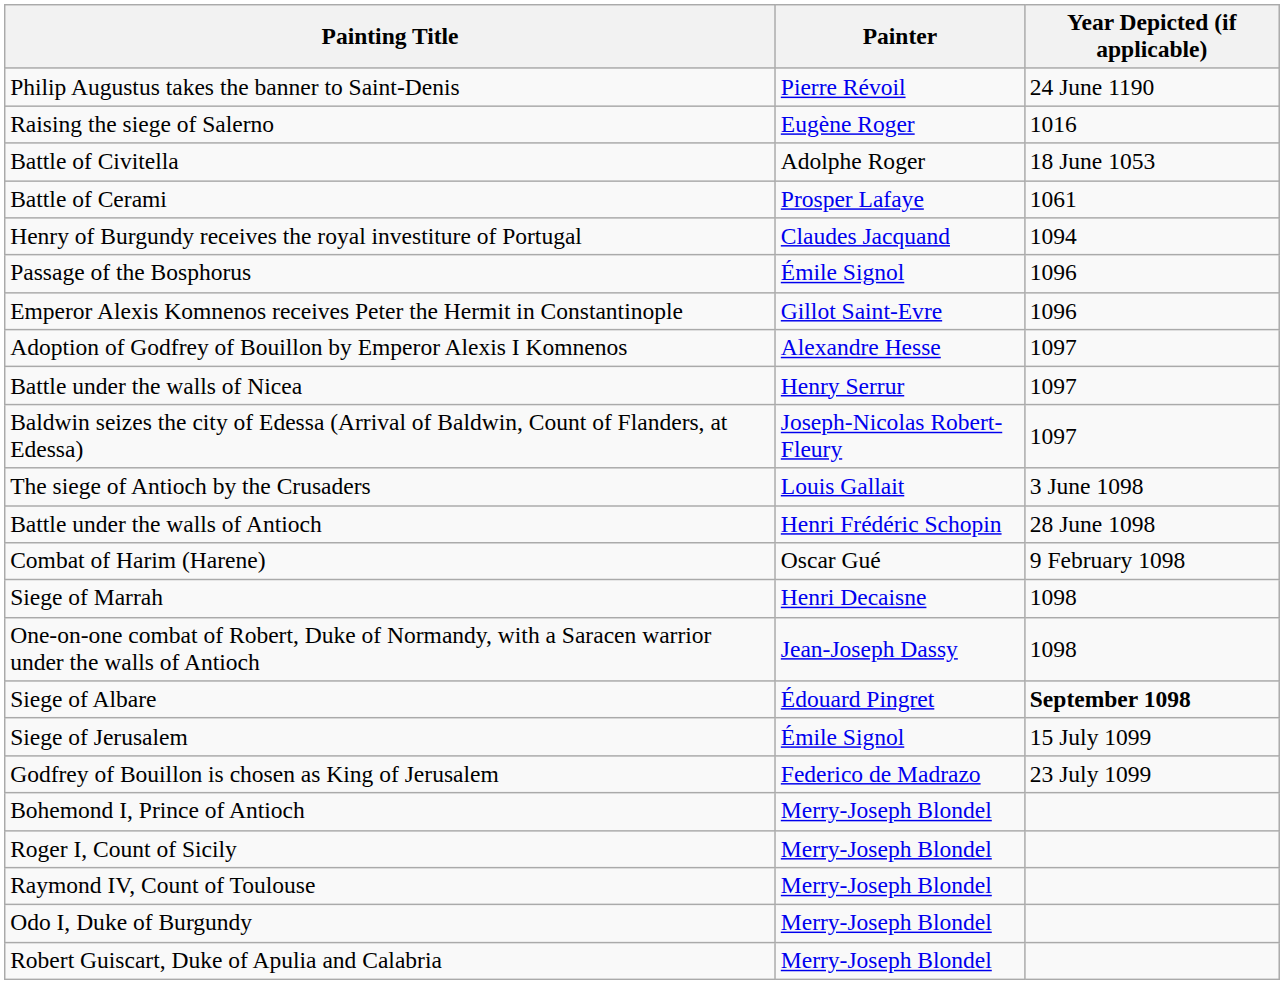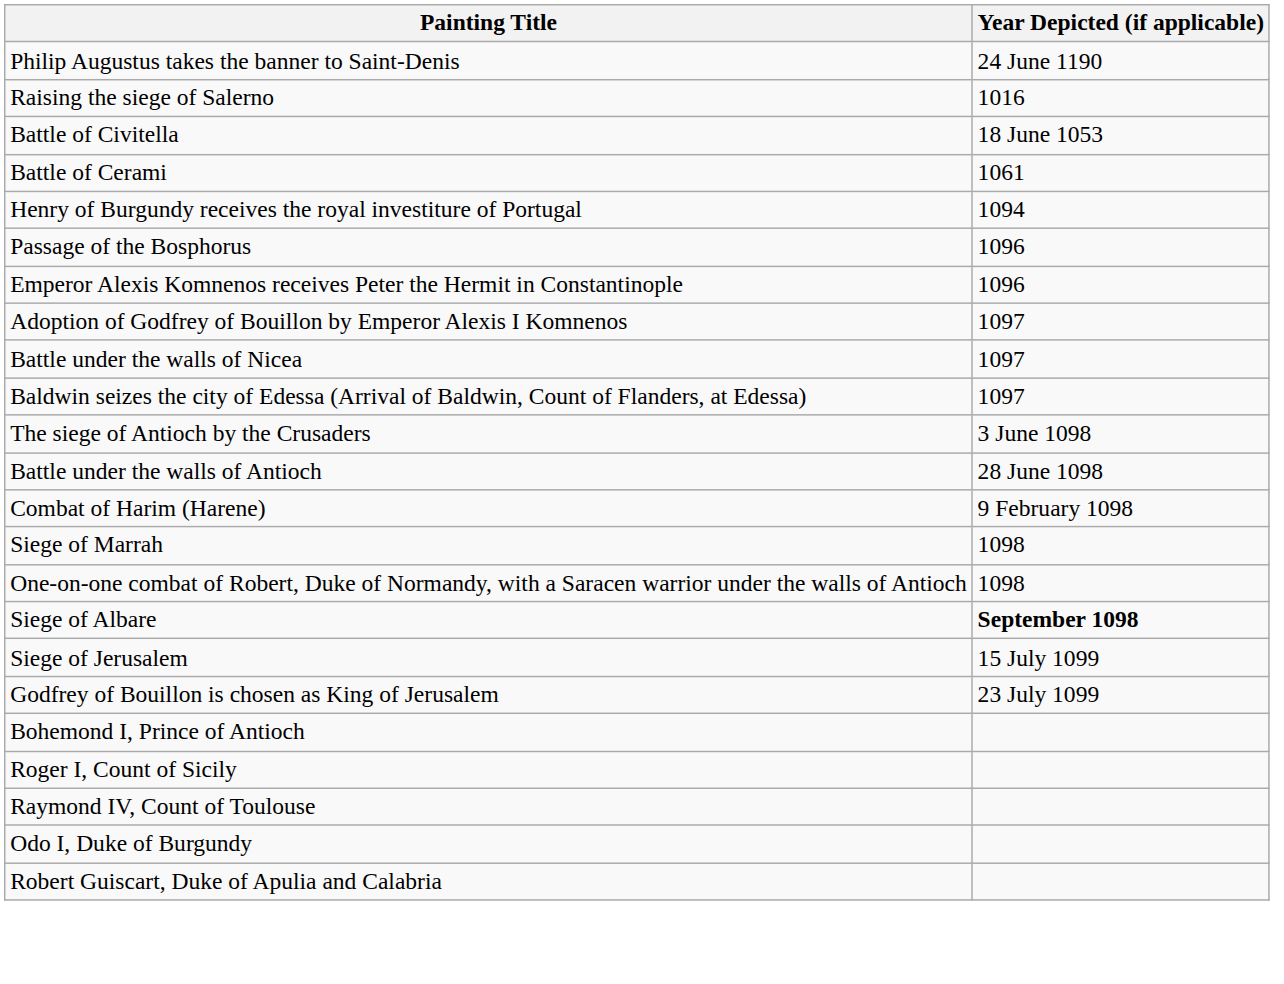- column: (900, 36)
